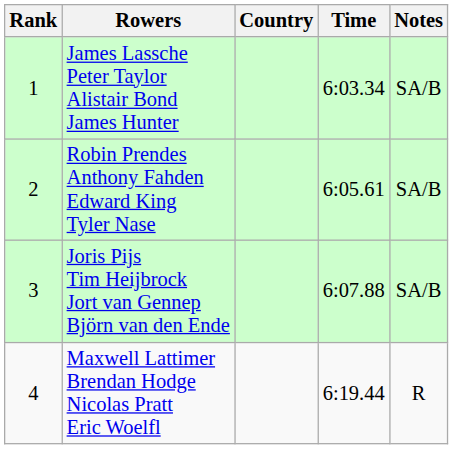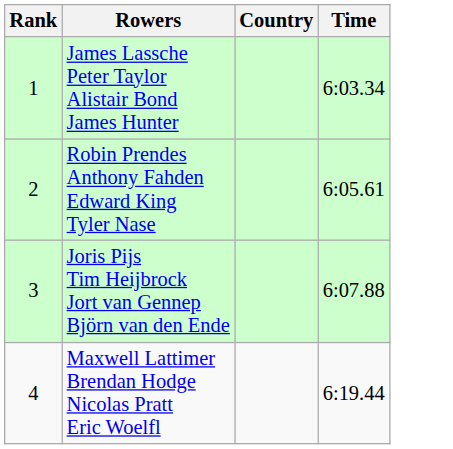- column: (419, 20)
